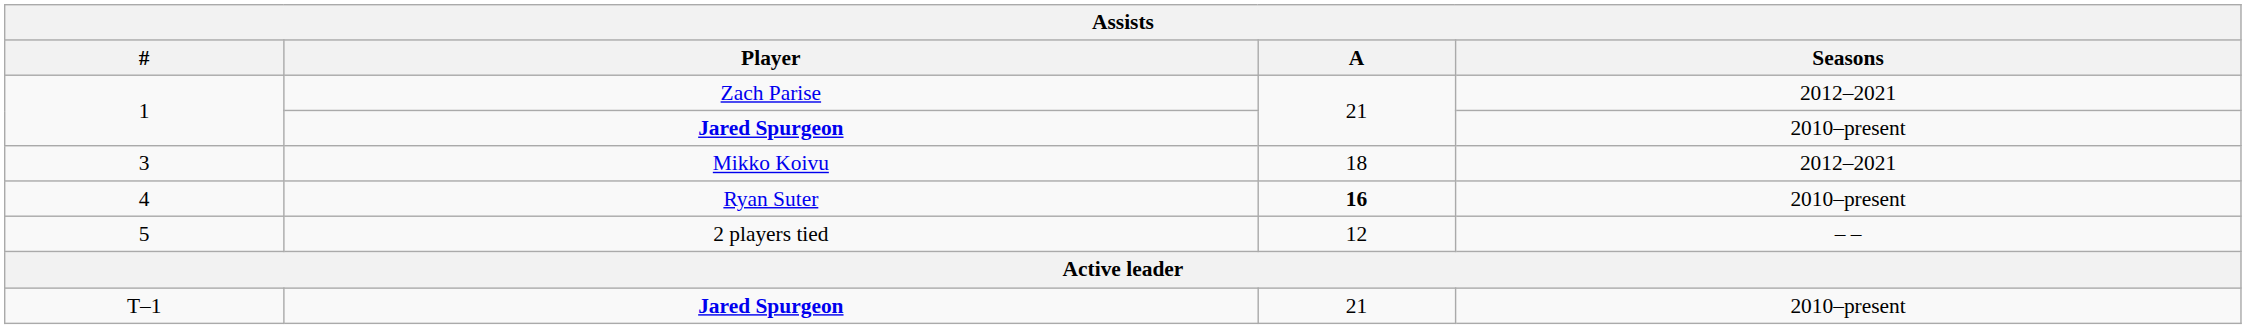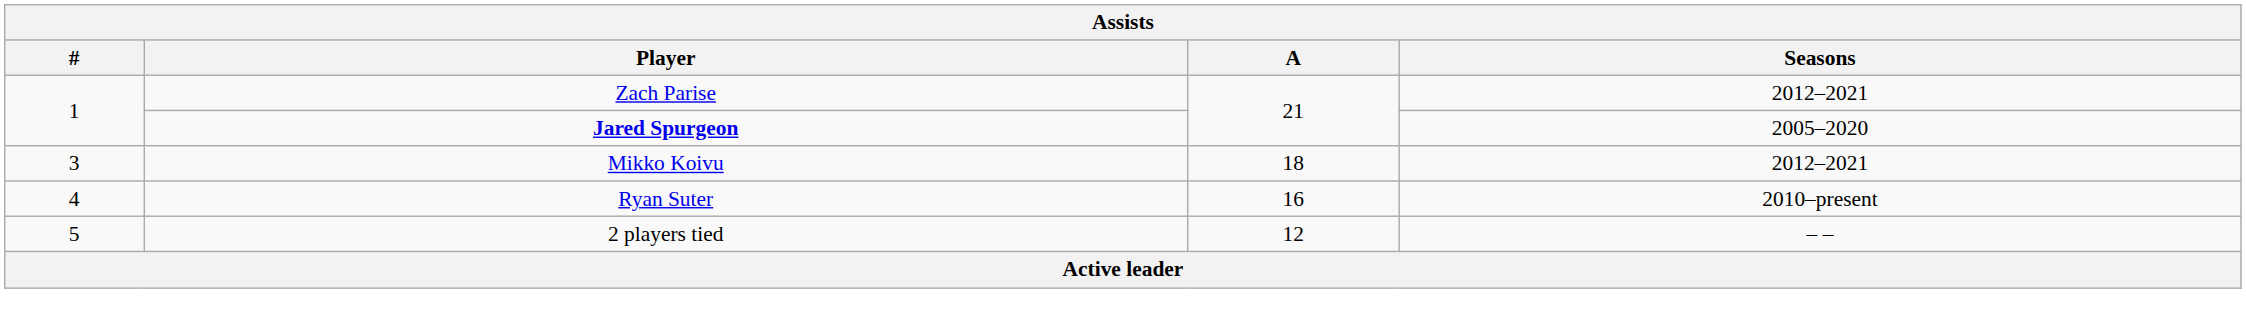(1848, 128) 2010–present -> (1820, 128) 2005–2020
(1356, 199) bold -> (1293, 199) normal
- row: (144, 305)
